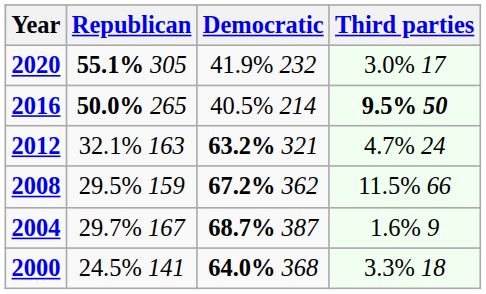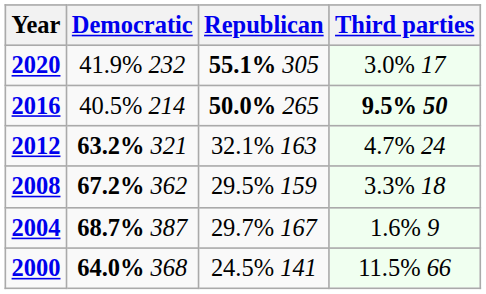columns swapped: (132, 25) <-> (263, 25)
(405, 186) 11.5% 66 -> (405, 186) 3.3% 18
(405, 267) 3.3% 18 -> (405, 267) 11.5% 66
